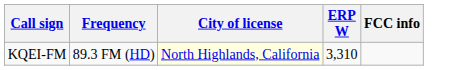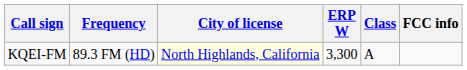+ column: (380, 23)
(342, 53) 3,310 -> (342, 53) 3,300
